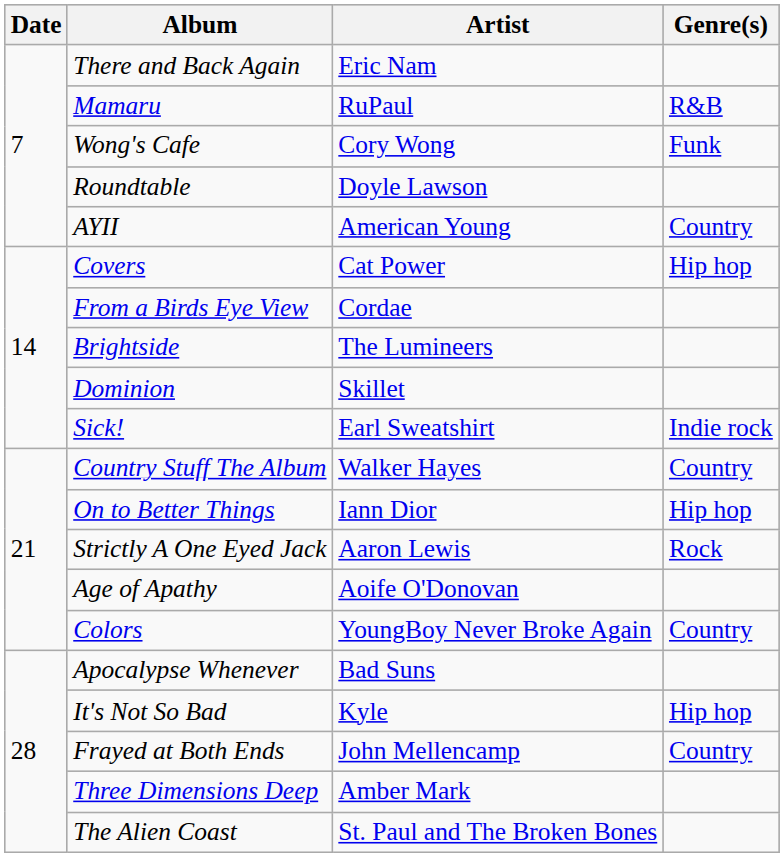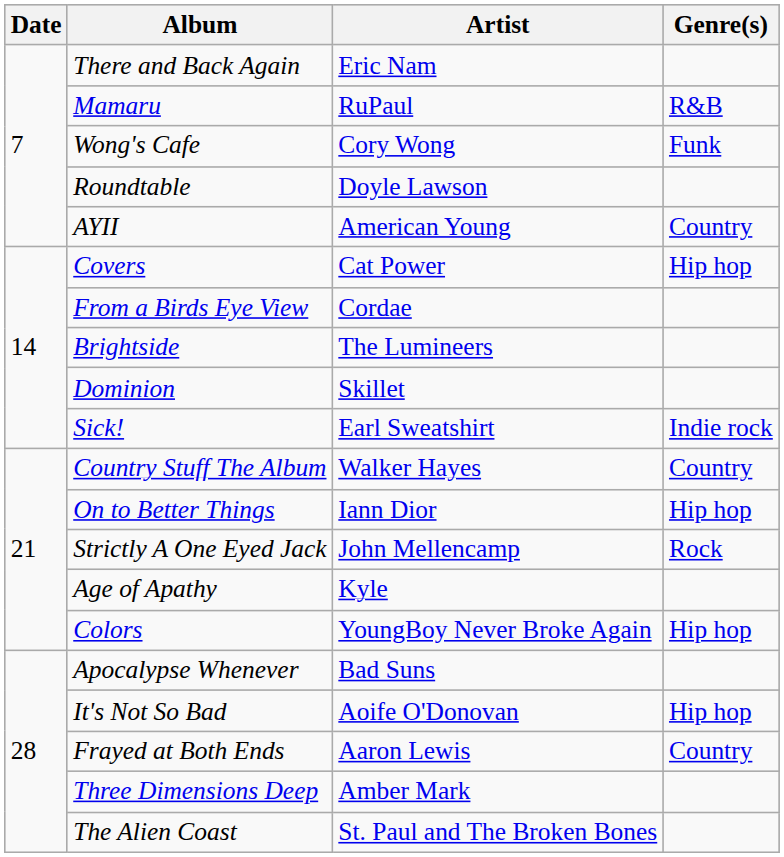(404, 549) Aaron Lewis -> (429, 549) John Mellencamp
(429, 589) Aoife O'Donovan -> (363, 589) Kyle
(711, 629) Country -> (710, 629) Hip hop
(363, 710) Kyle -> (429, 710) Aoife O'Donovan
(429, 750) John Mellencamp -> (404, 750) Aaron Lewis
